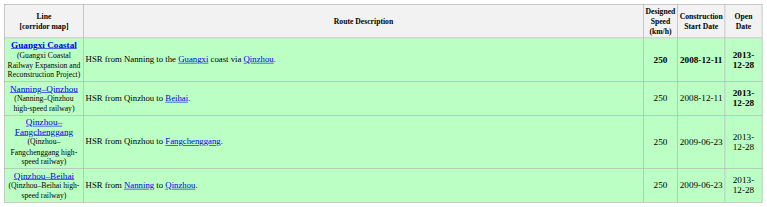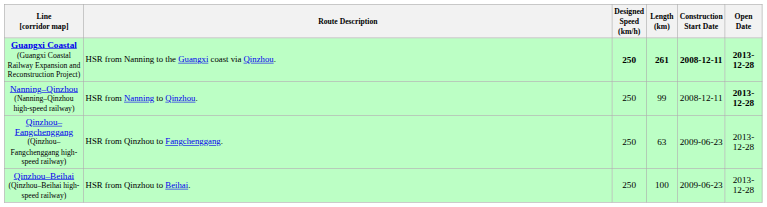+ column: (662, 22)
(138, 98) HSR from Qinzhou to Beihai. -> (142, 98) HSR from Nanning to Qinzhou.
(142, 185) HSR from Nanning to Qinzhou. -> (138, 185) HSR from Qinzhou to Beihai.
